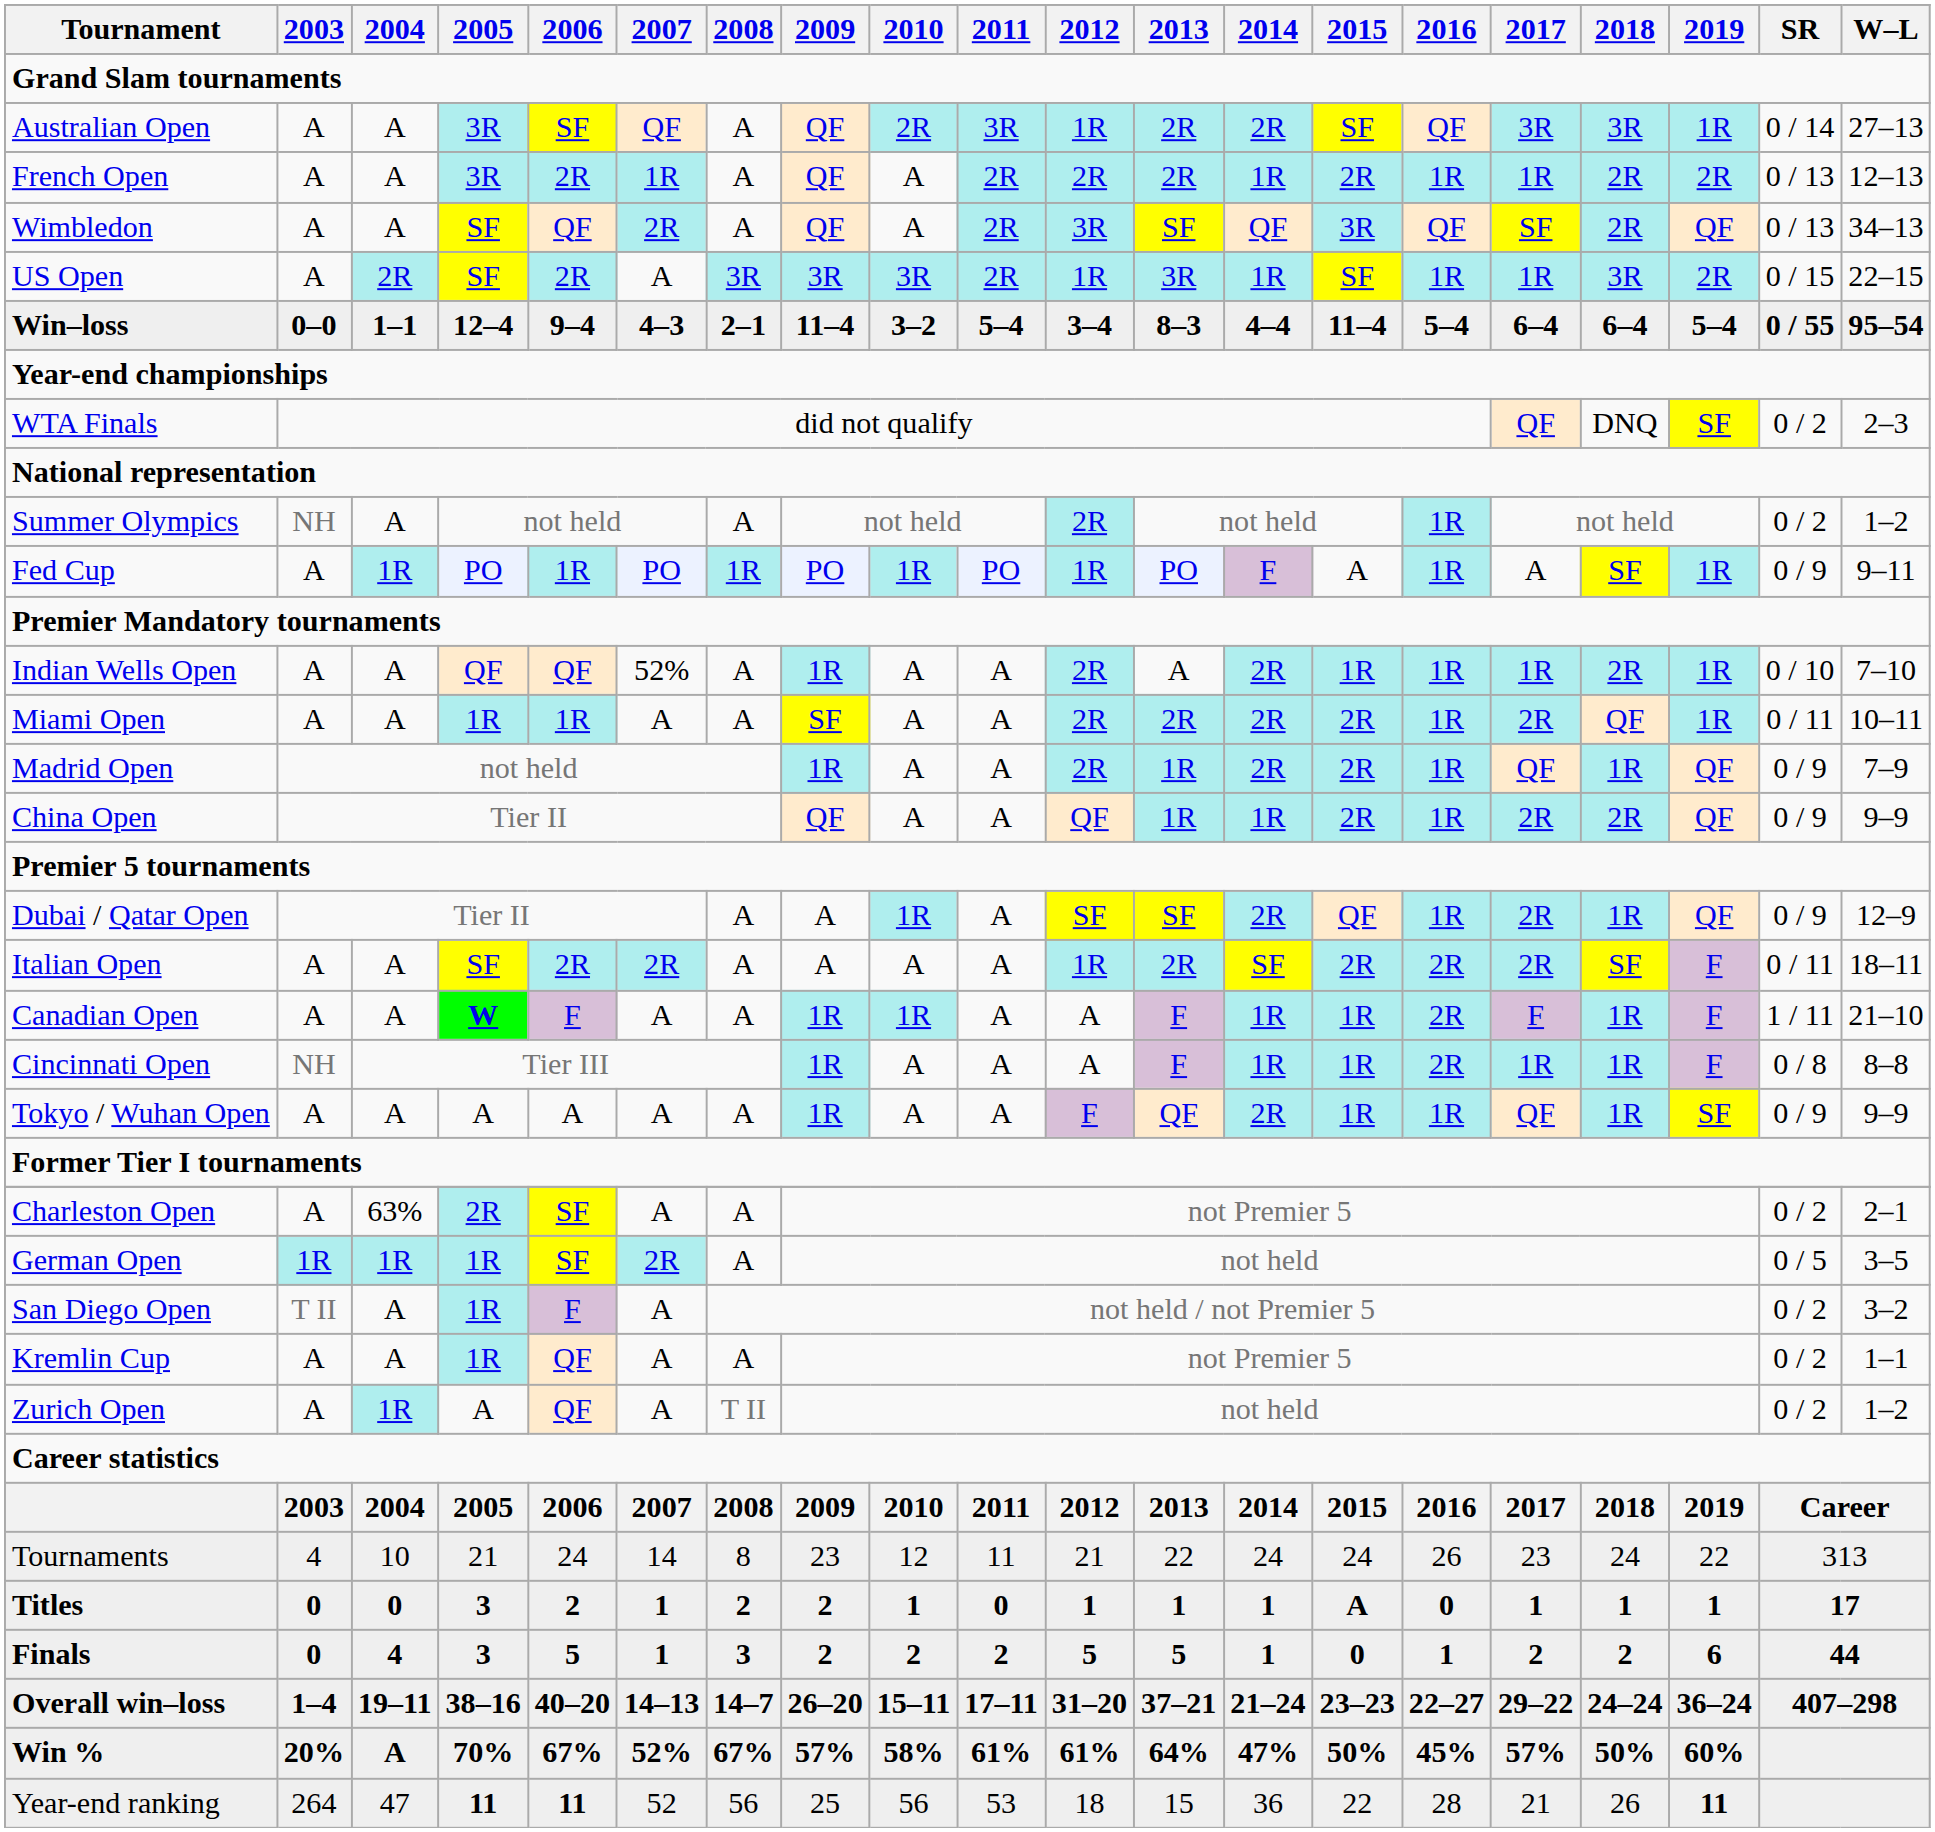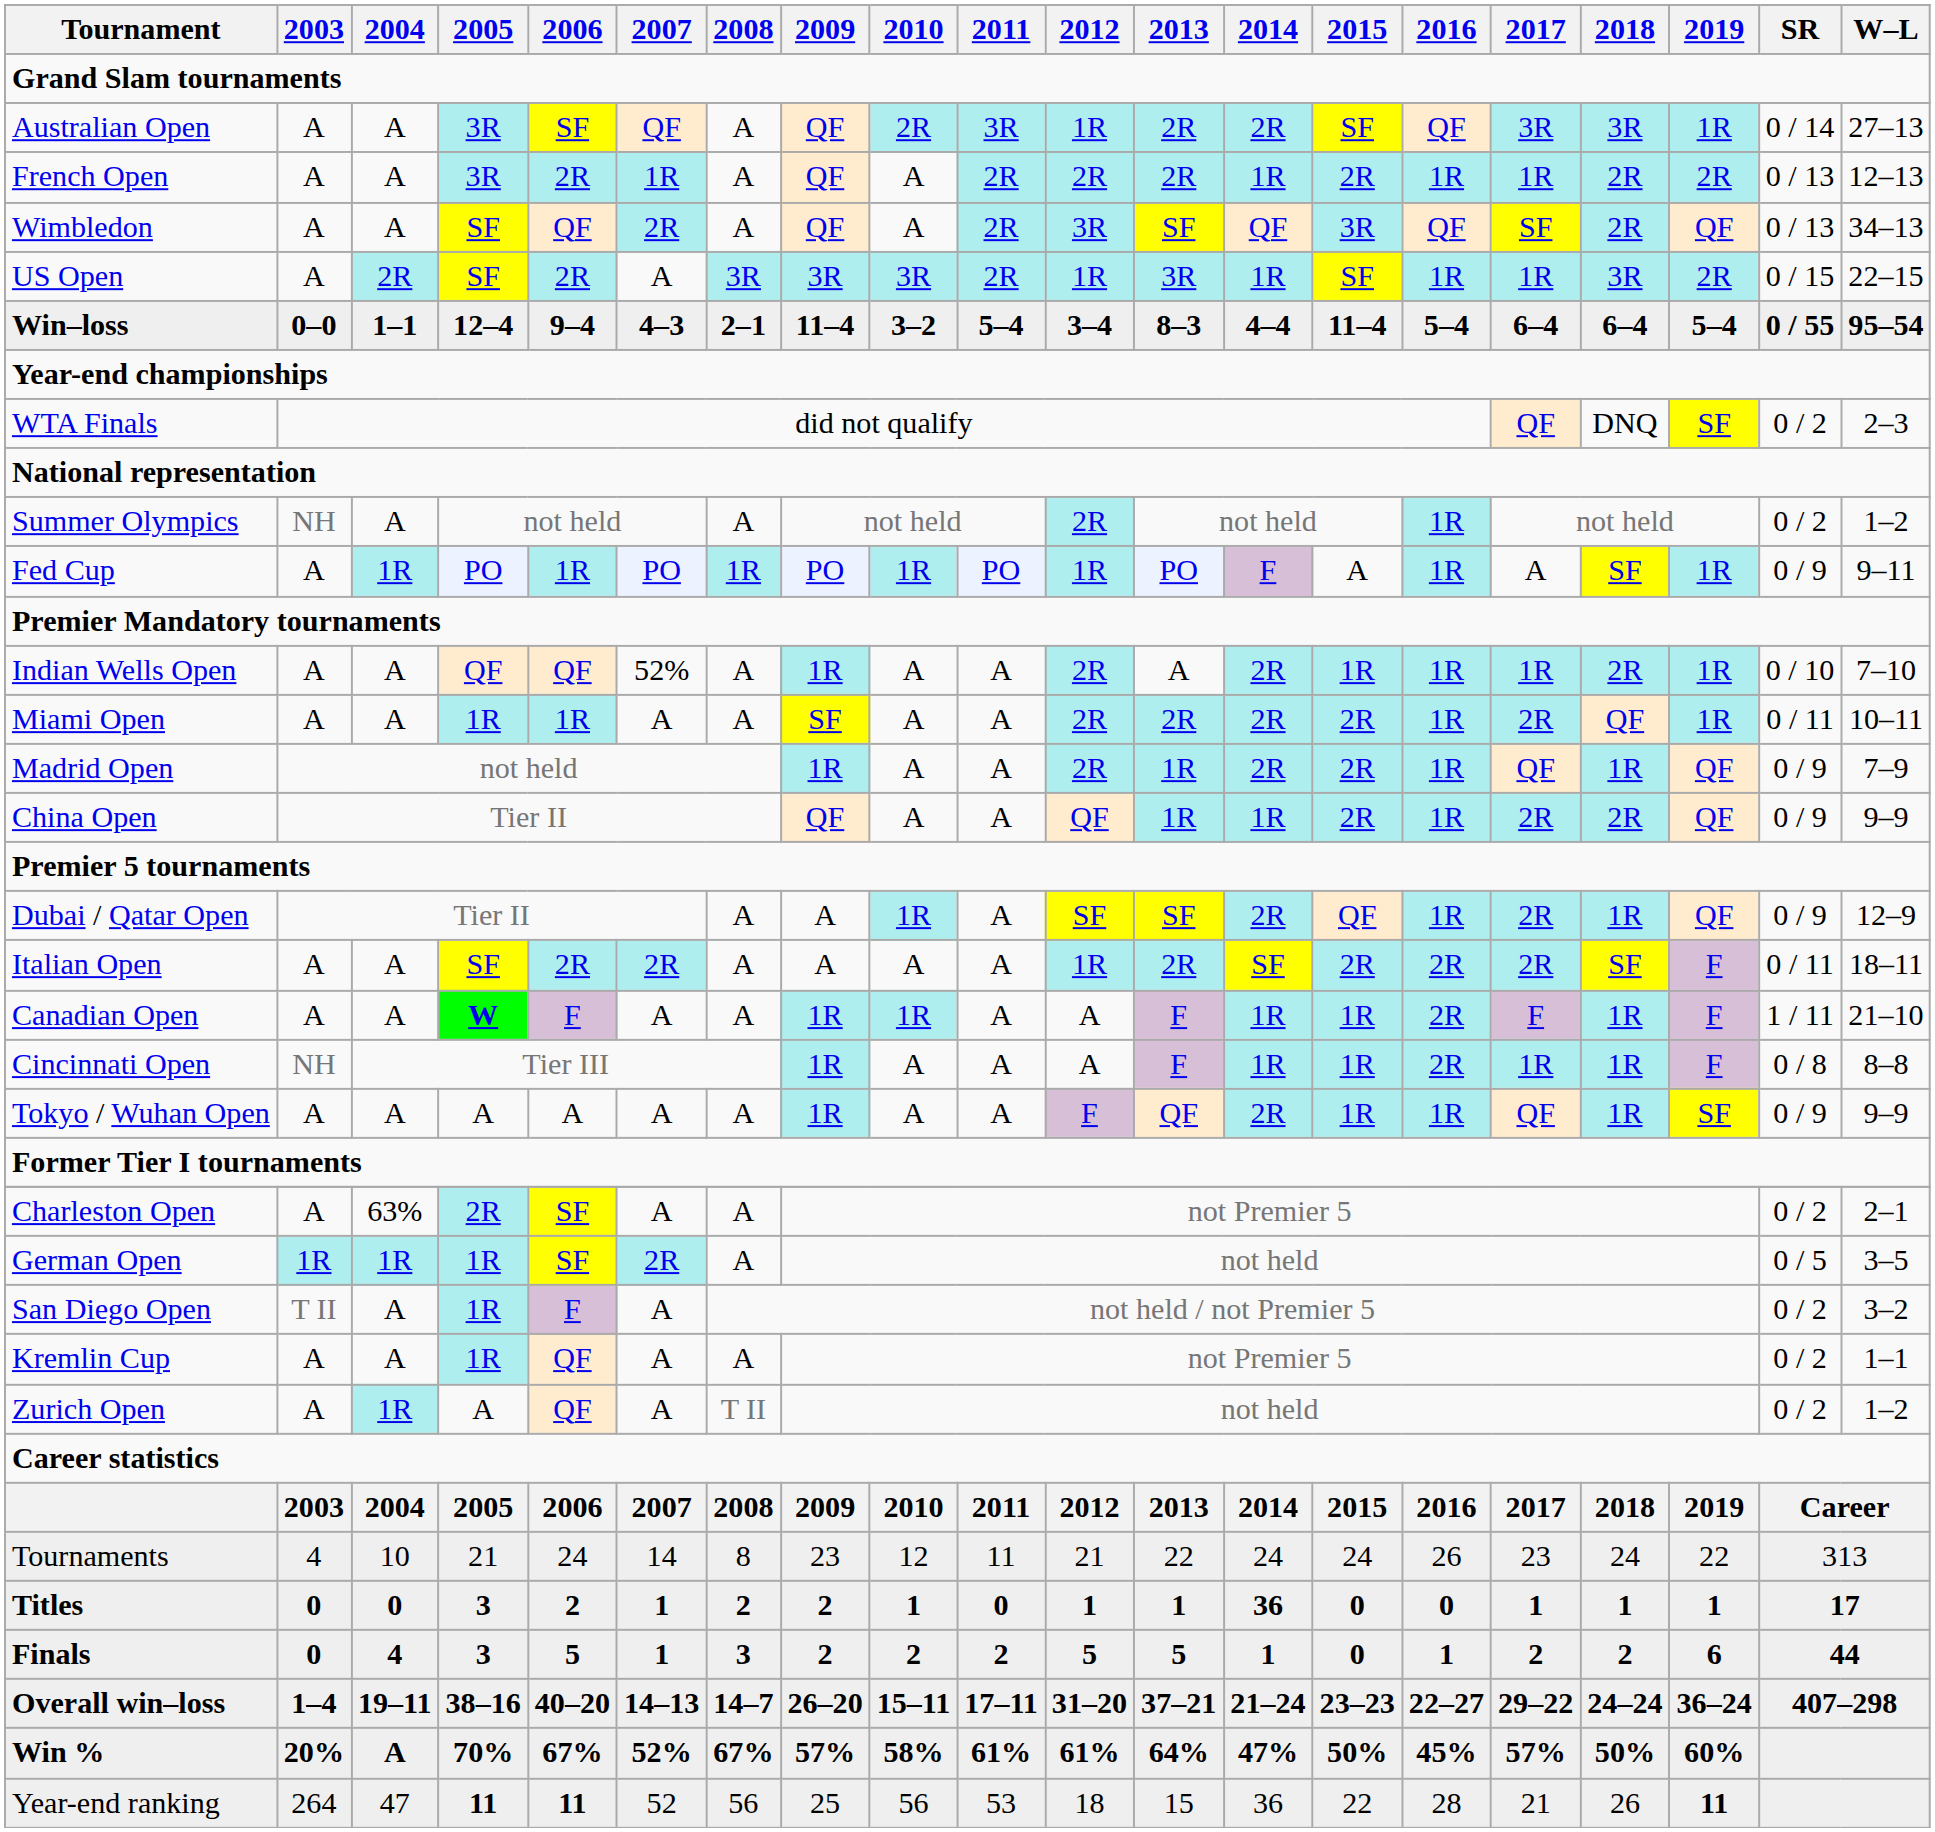(1268, 1605) 1 -> (1268, 1605) 36
(1357, 1605) A -> (1357, 1605) 0
